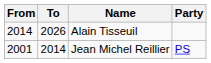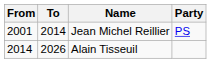rows swapped: (120, 49) <-> (104, 31)
